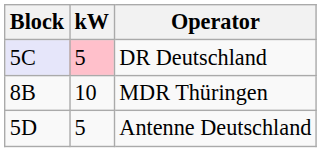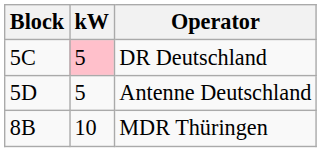(23, 57) lavender background -> (23, 57) no background
rows swapped: (215, 127) <-> (194, 92)
